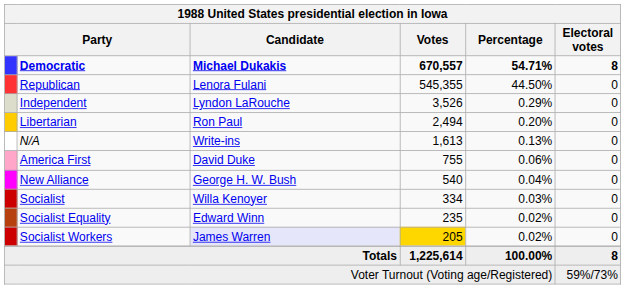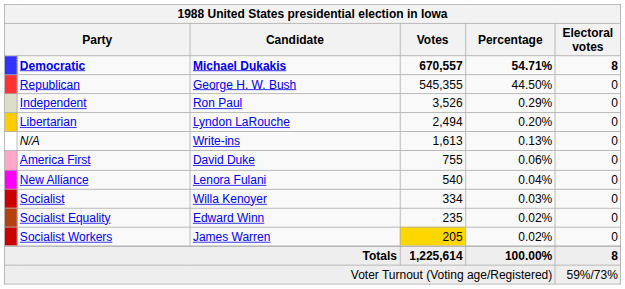(230, 85) Lenora Fulani -> (245, 85) George H. W. Bush
(241, 104) Lyndon LaRouche -> (218, 104) Ron Paul
(218, 123) Ron Paul -> (241, 123) Lyndon LaRouche
(245, 180) George H. W. Bush -> (230, 180) Lenora Fulani
(232, 237) lavender background -> (232, 237) no background
